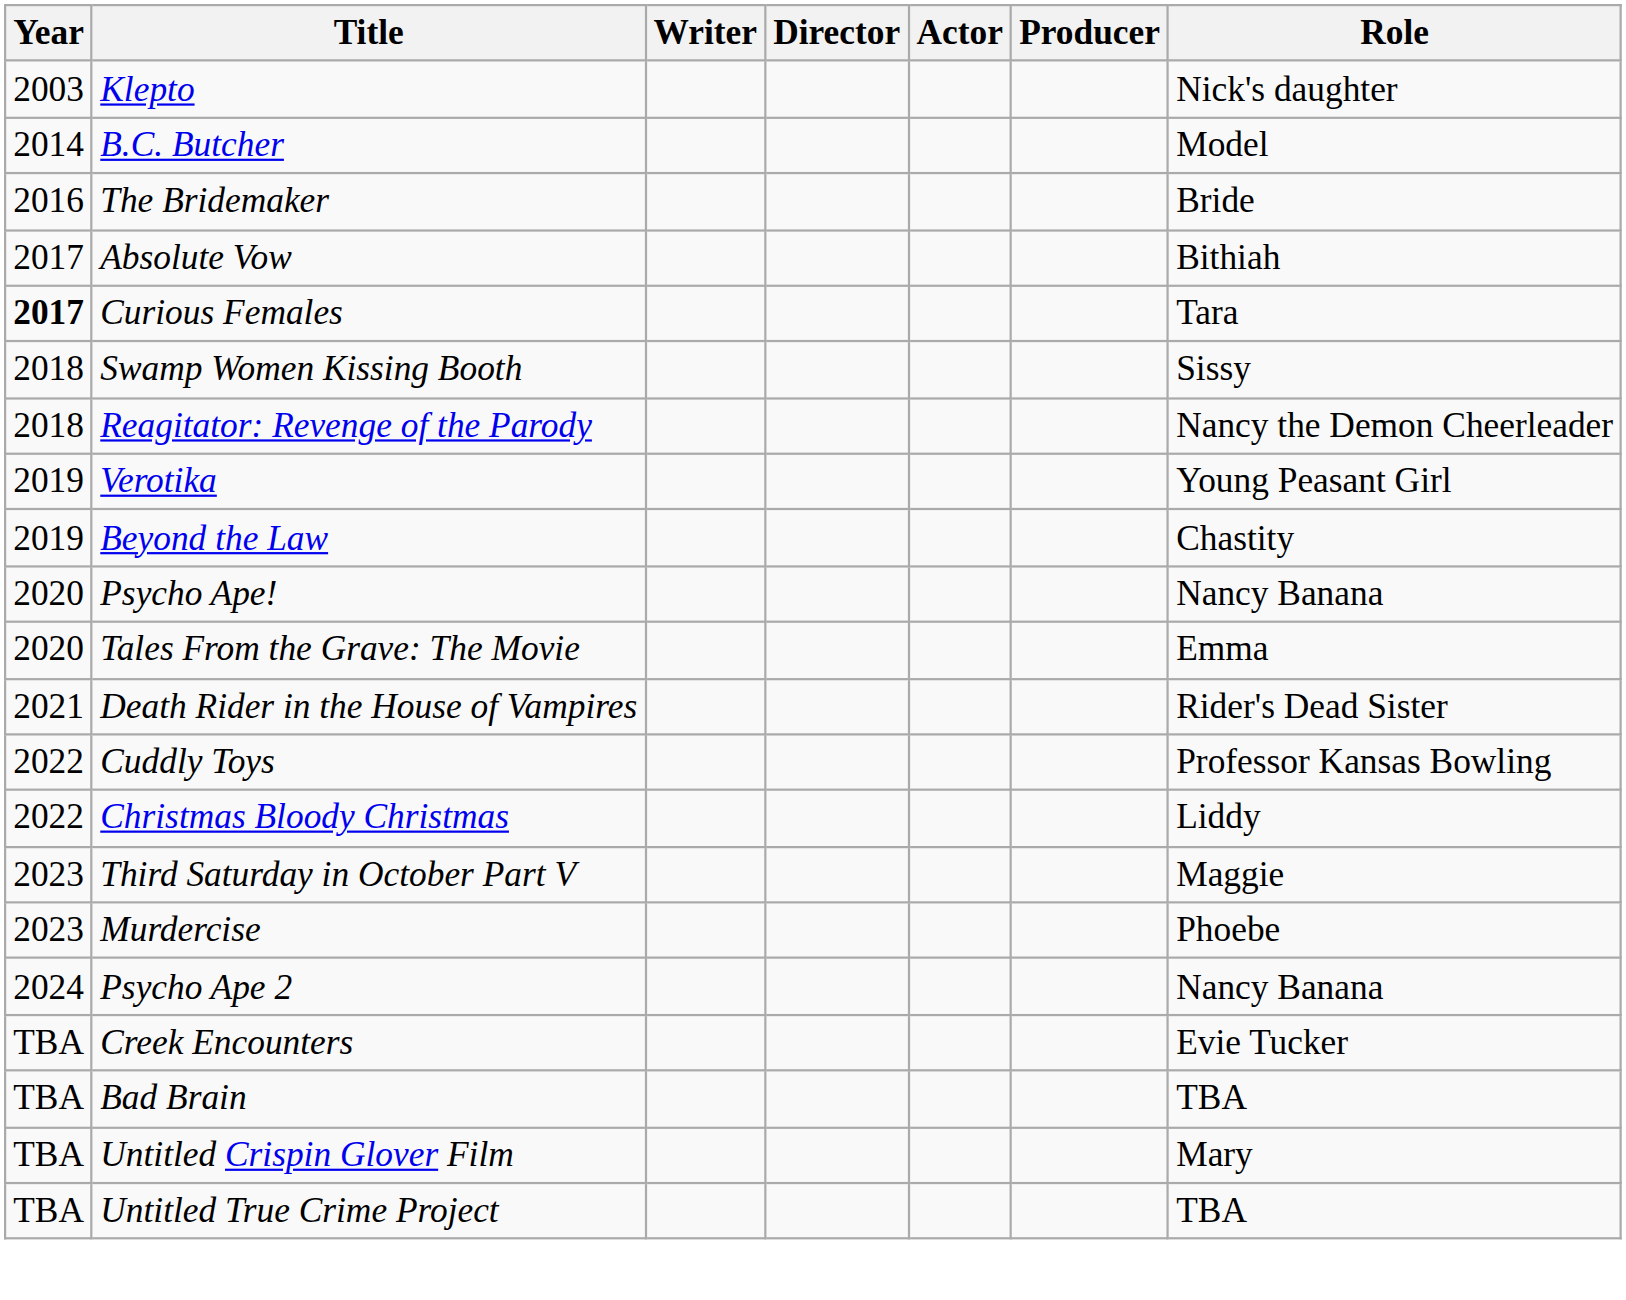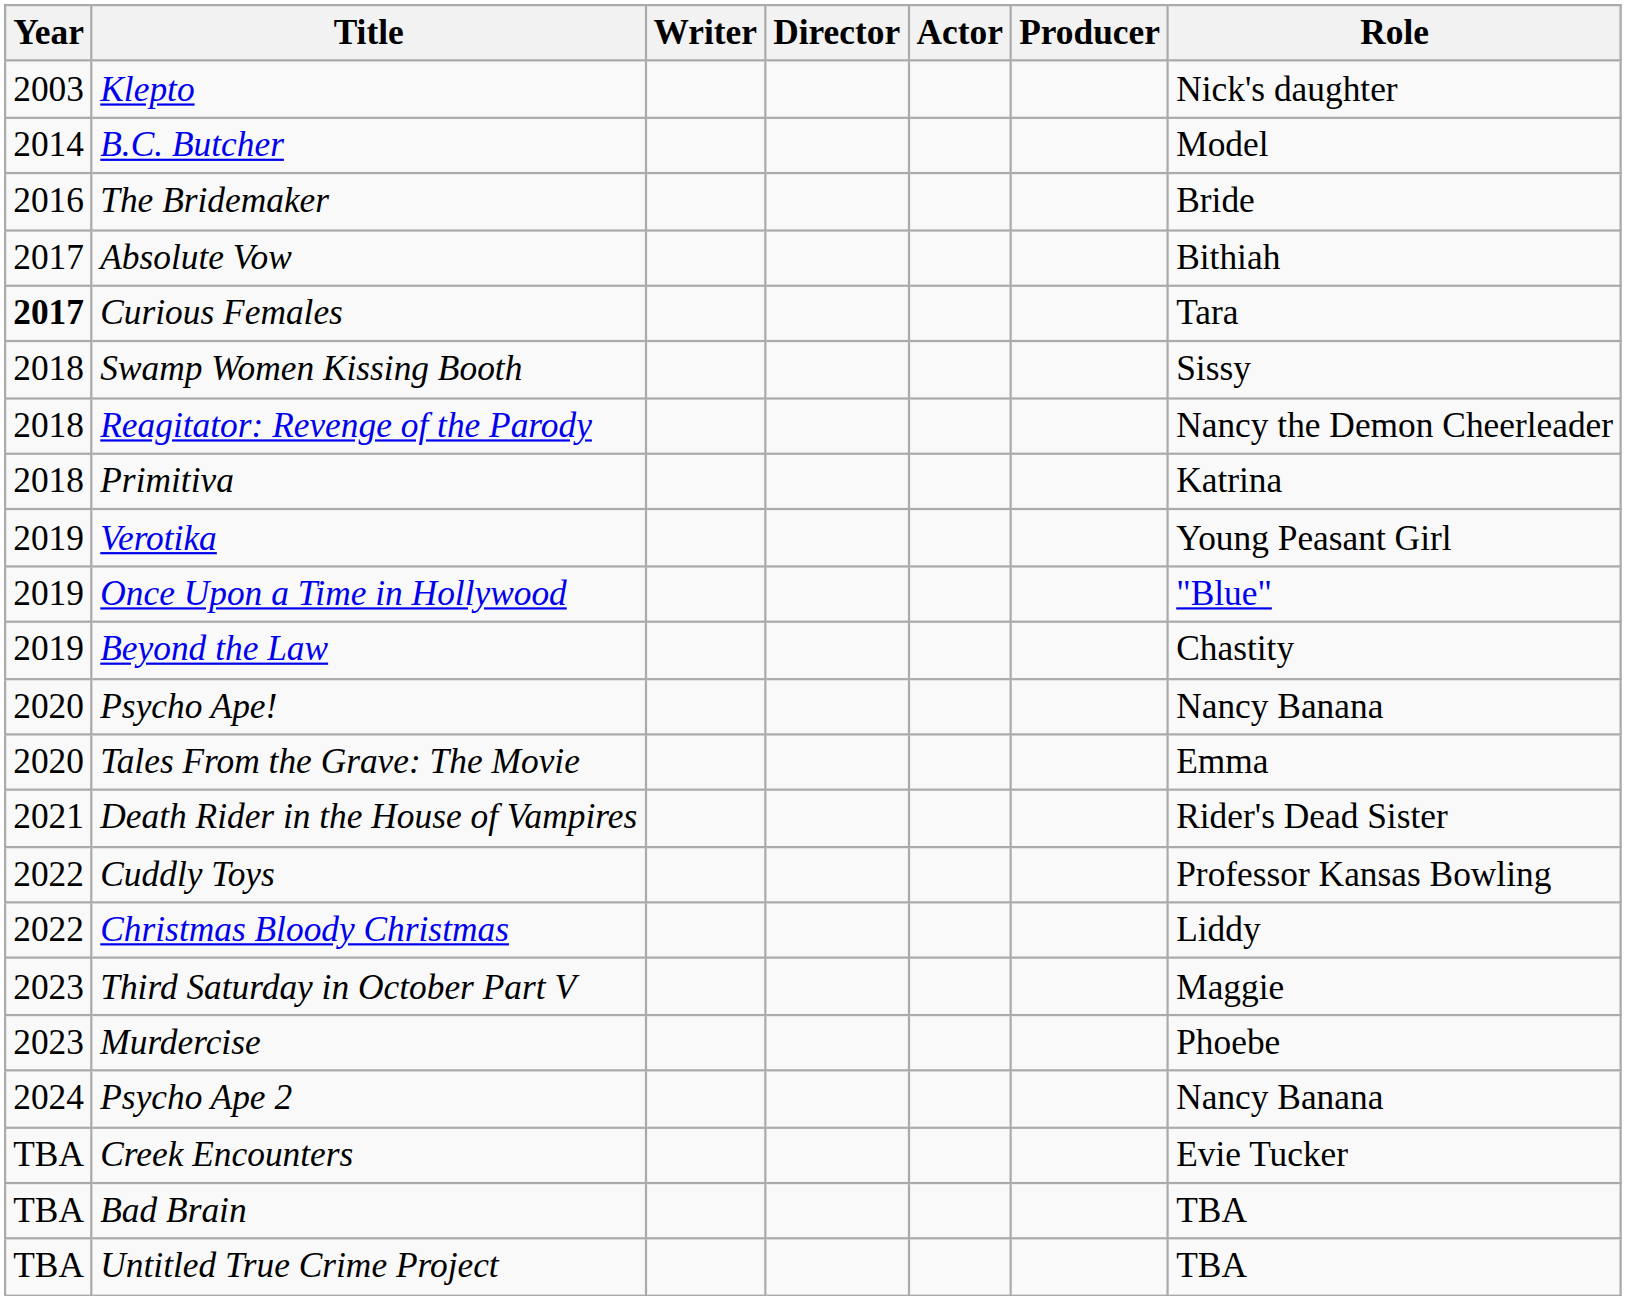+ row: (167, 481)
+ row: (334, 593)
- row: (307, 1154)
